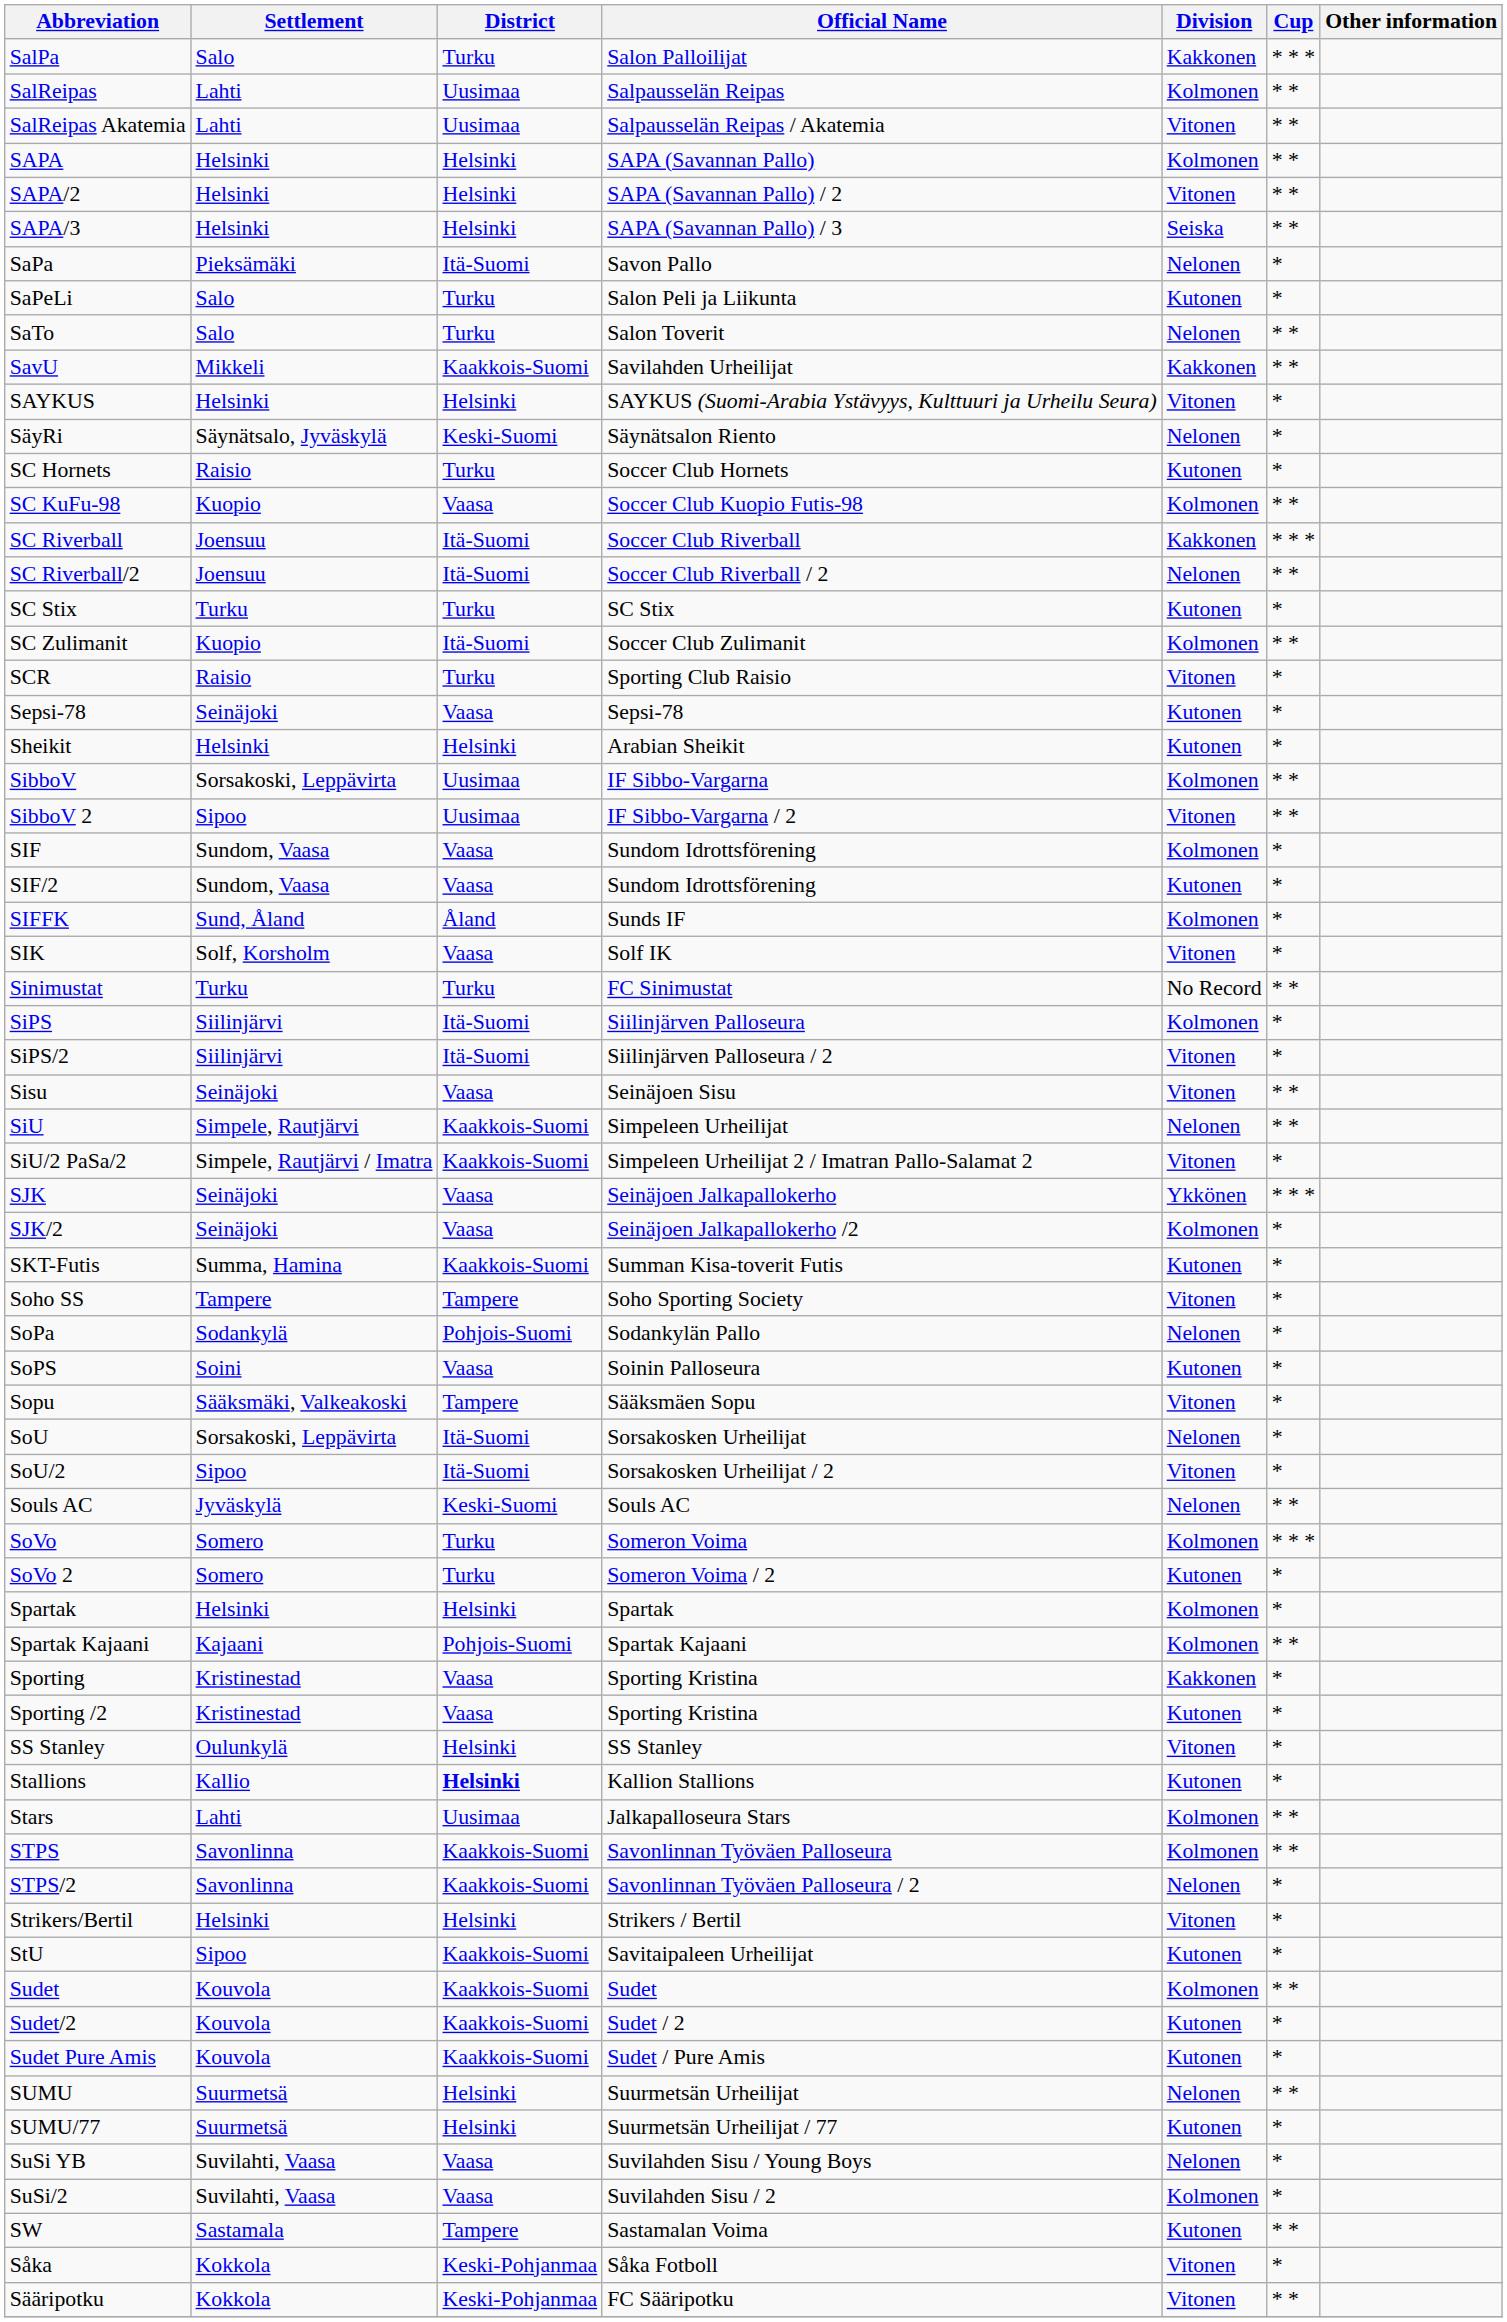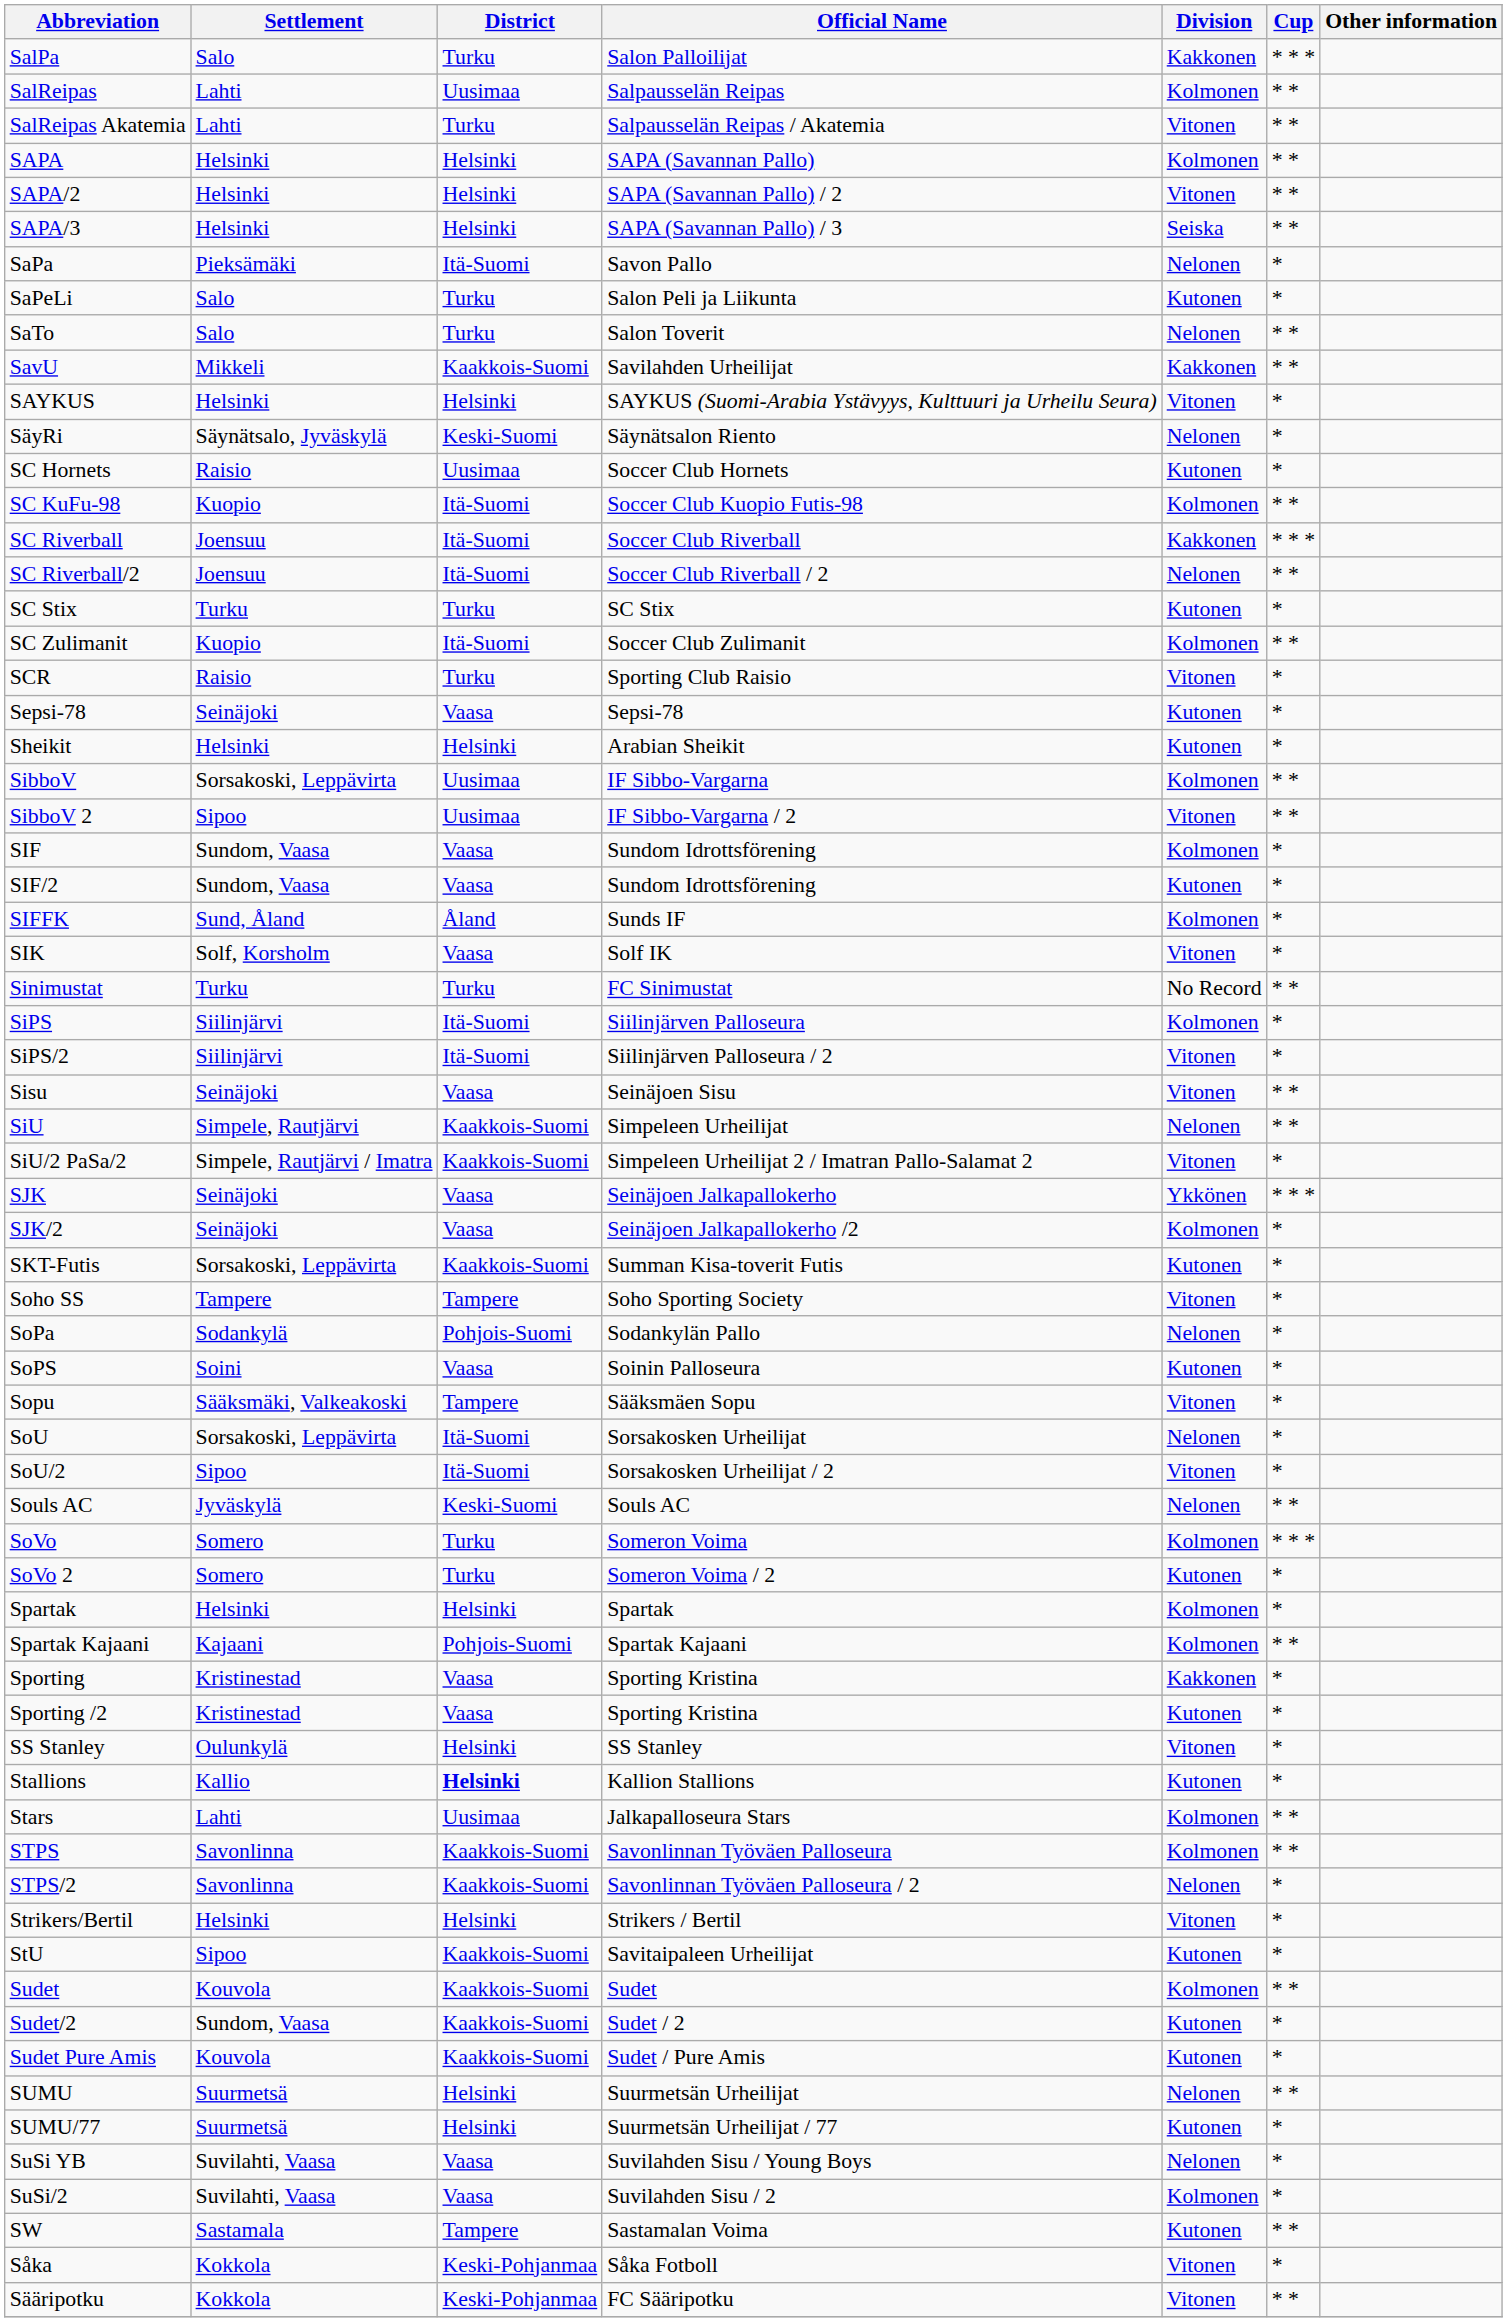(481, 125) Uusimaa -> (469, 125) Turku
(469, 470) Turku -> (481, 470) Uusimaa
(468, 504) Vaasa -> (486, 504) Itä-Suomi
(269, 1264) Summa, Hamina -> (296, 1264) Sorsakoski, Leppävirta
(233, 2023) Kouvola -> (262, 2023) Sundom, Vaasa
